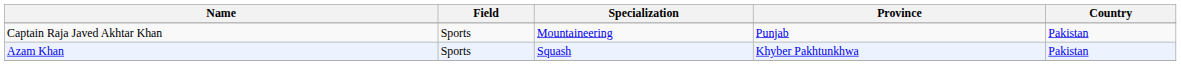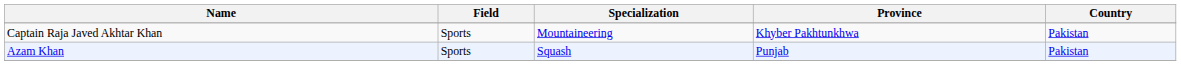(772, 32) Punjab -> (807, 32) Khyber Pakhtunkhwa
(807, 51) Khyber Pakhtunkhwa -> (772, 51) Punjab
